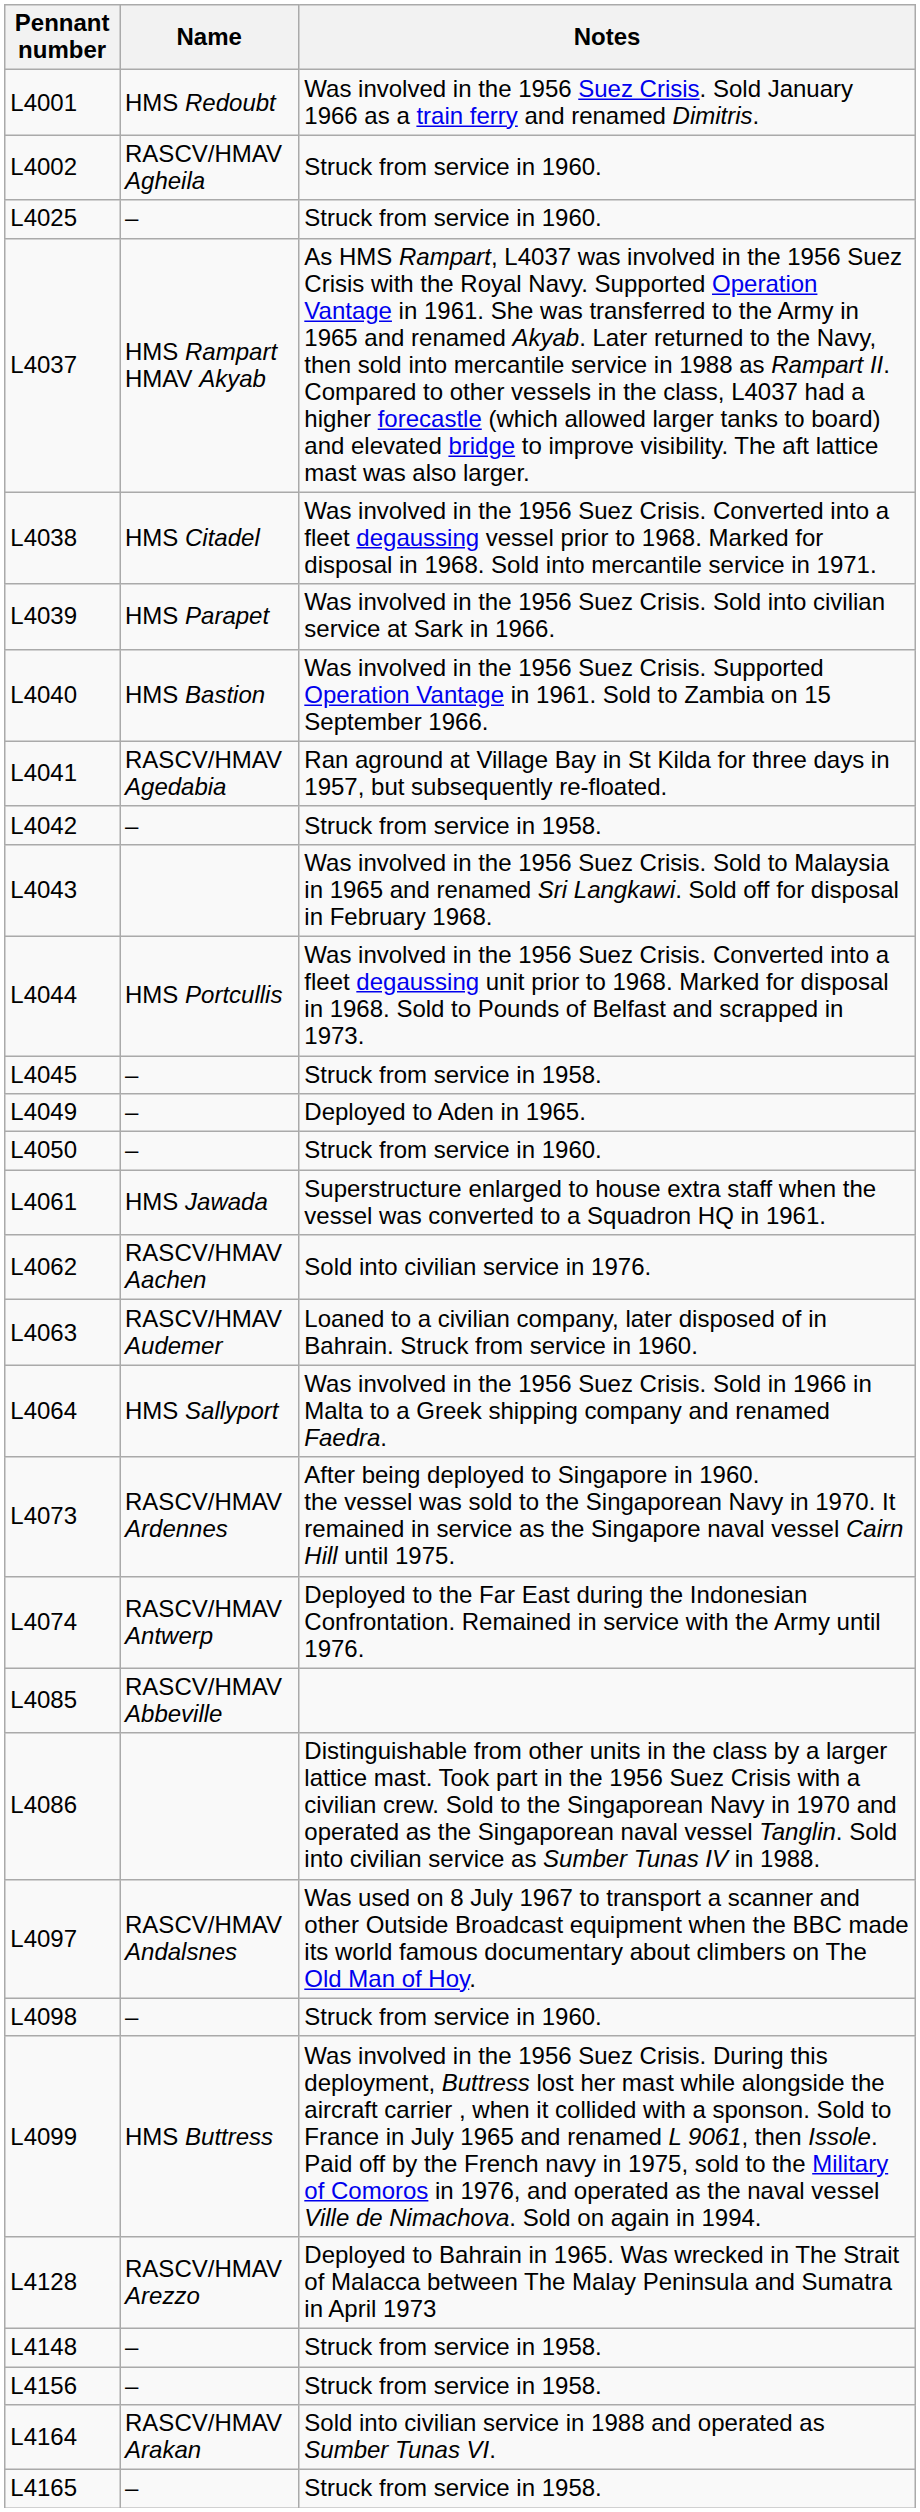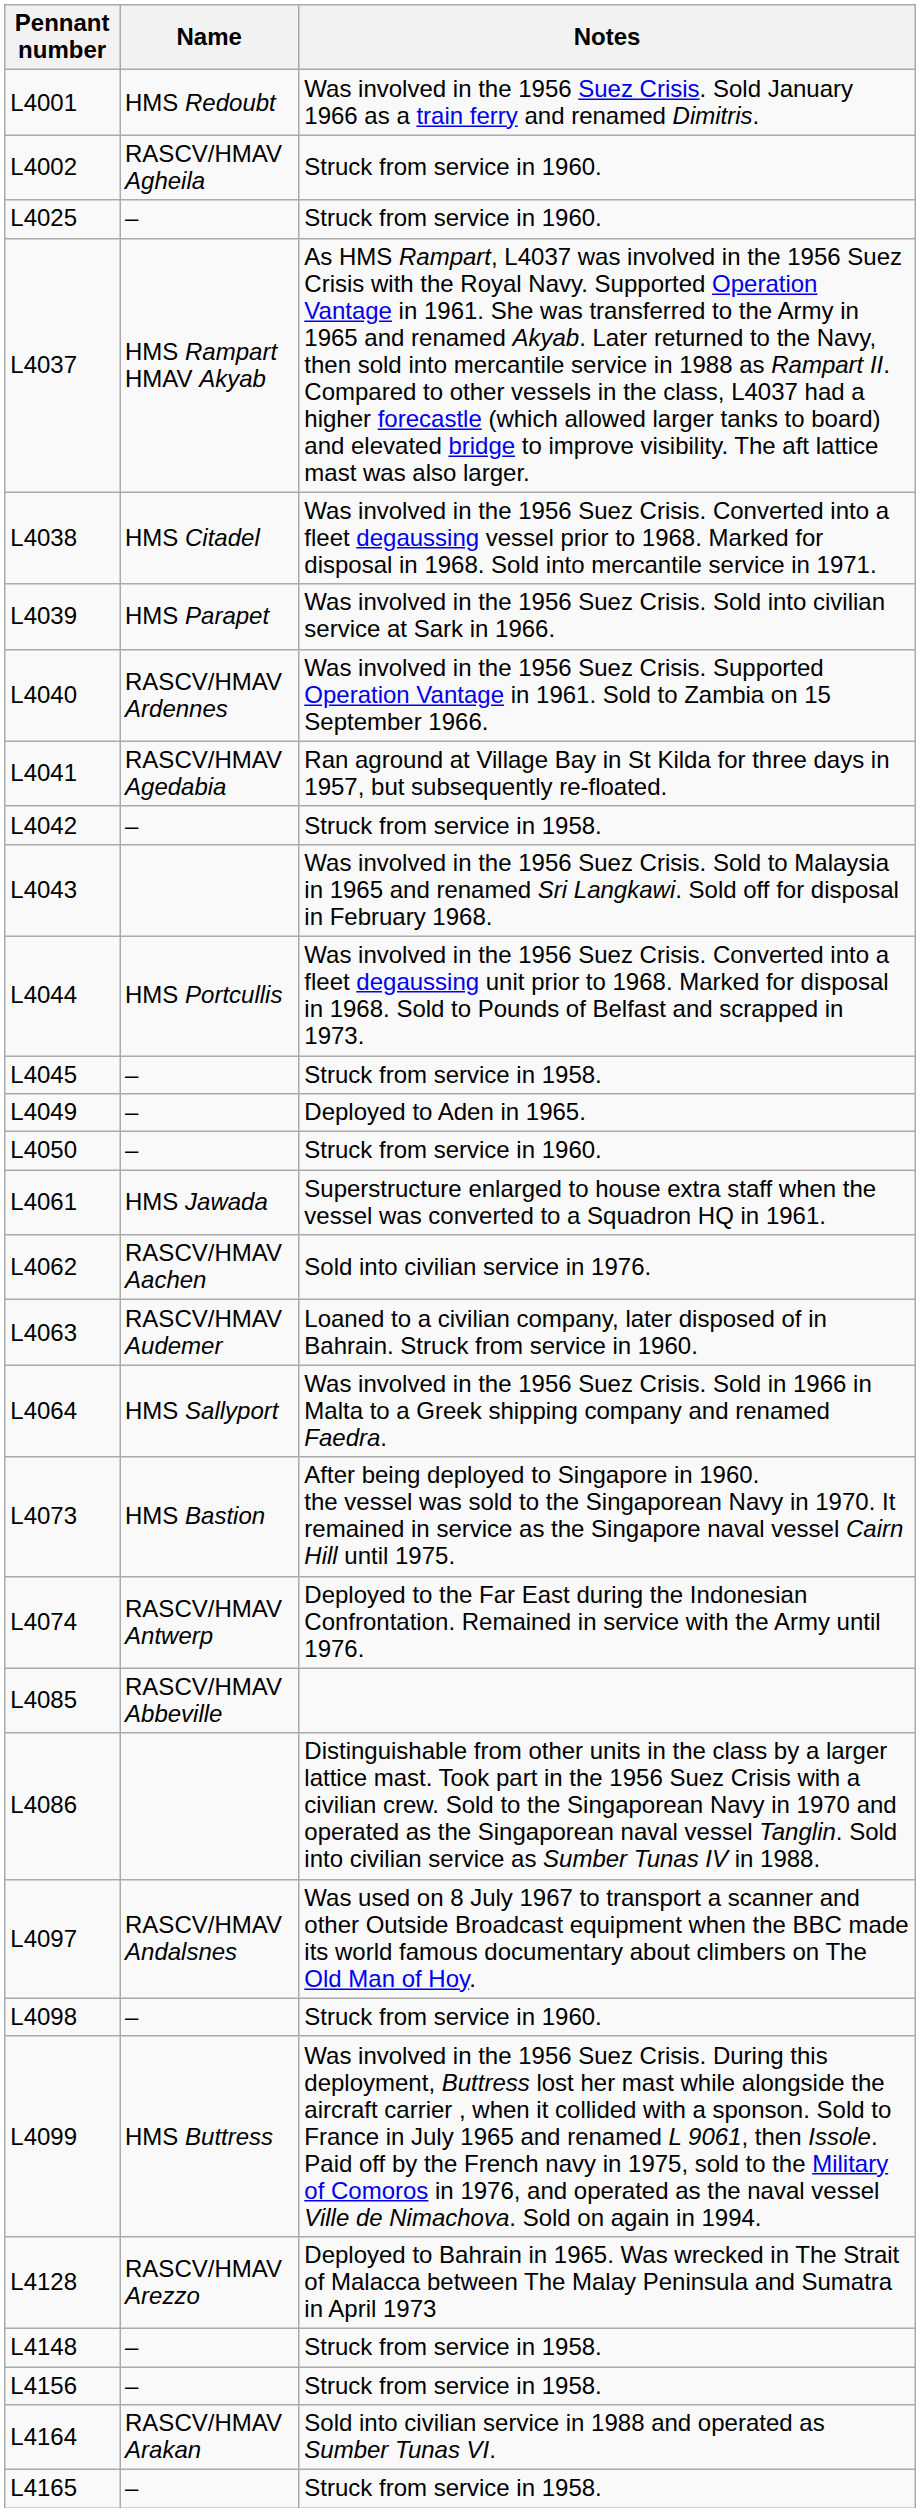(195, 694) HMS Bastion -> (203, 694) RASCV/HMAV Ardennes
(203, 1516) RASCV/HMAV Ardennes -> (195, 1516) HMS Bastion
